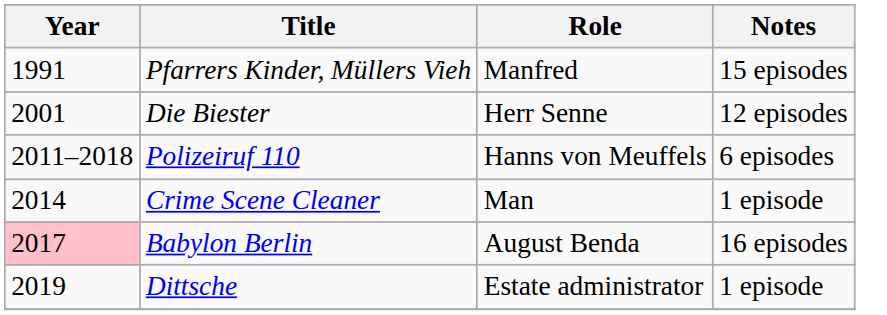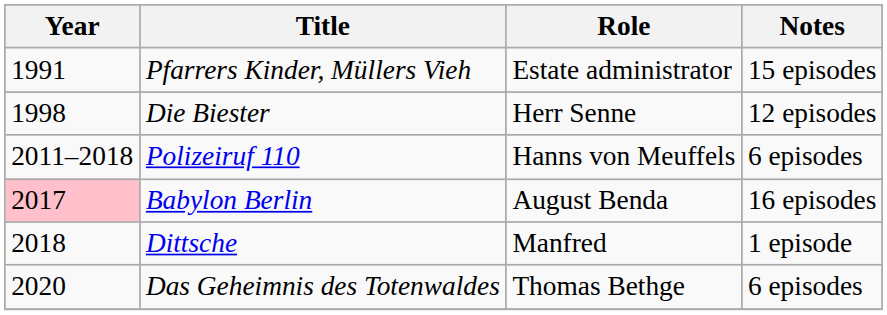(531, 69) Manfred -> (622, 69) Estate administrator
(39, 112) 2001 -> (39, 112) 1998
- row: (263, 199)
(39, 286) 2019 -> (39, 243) 2018
(594, 286) Estate administrator -> (560, 243) Manfred
+ row: (323, 286)
